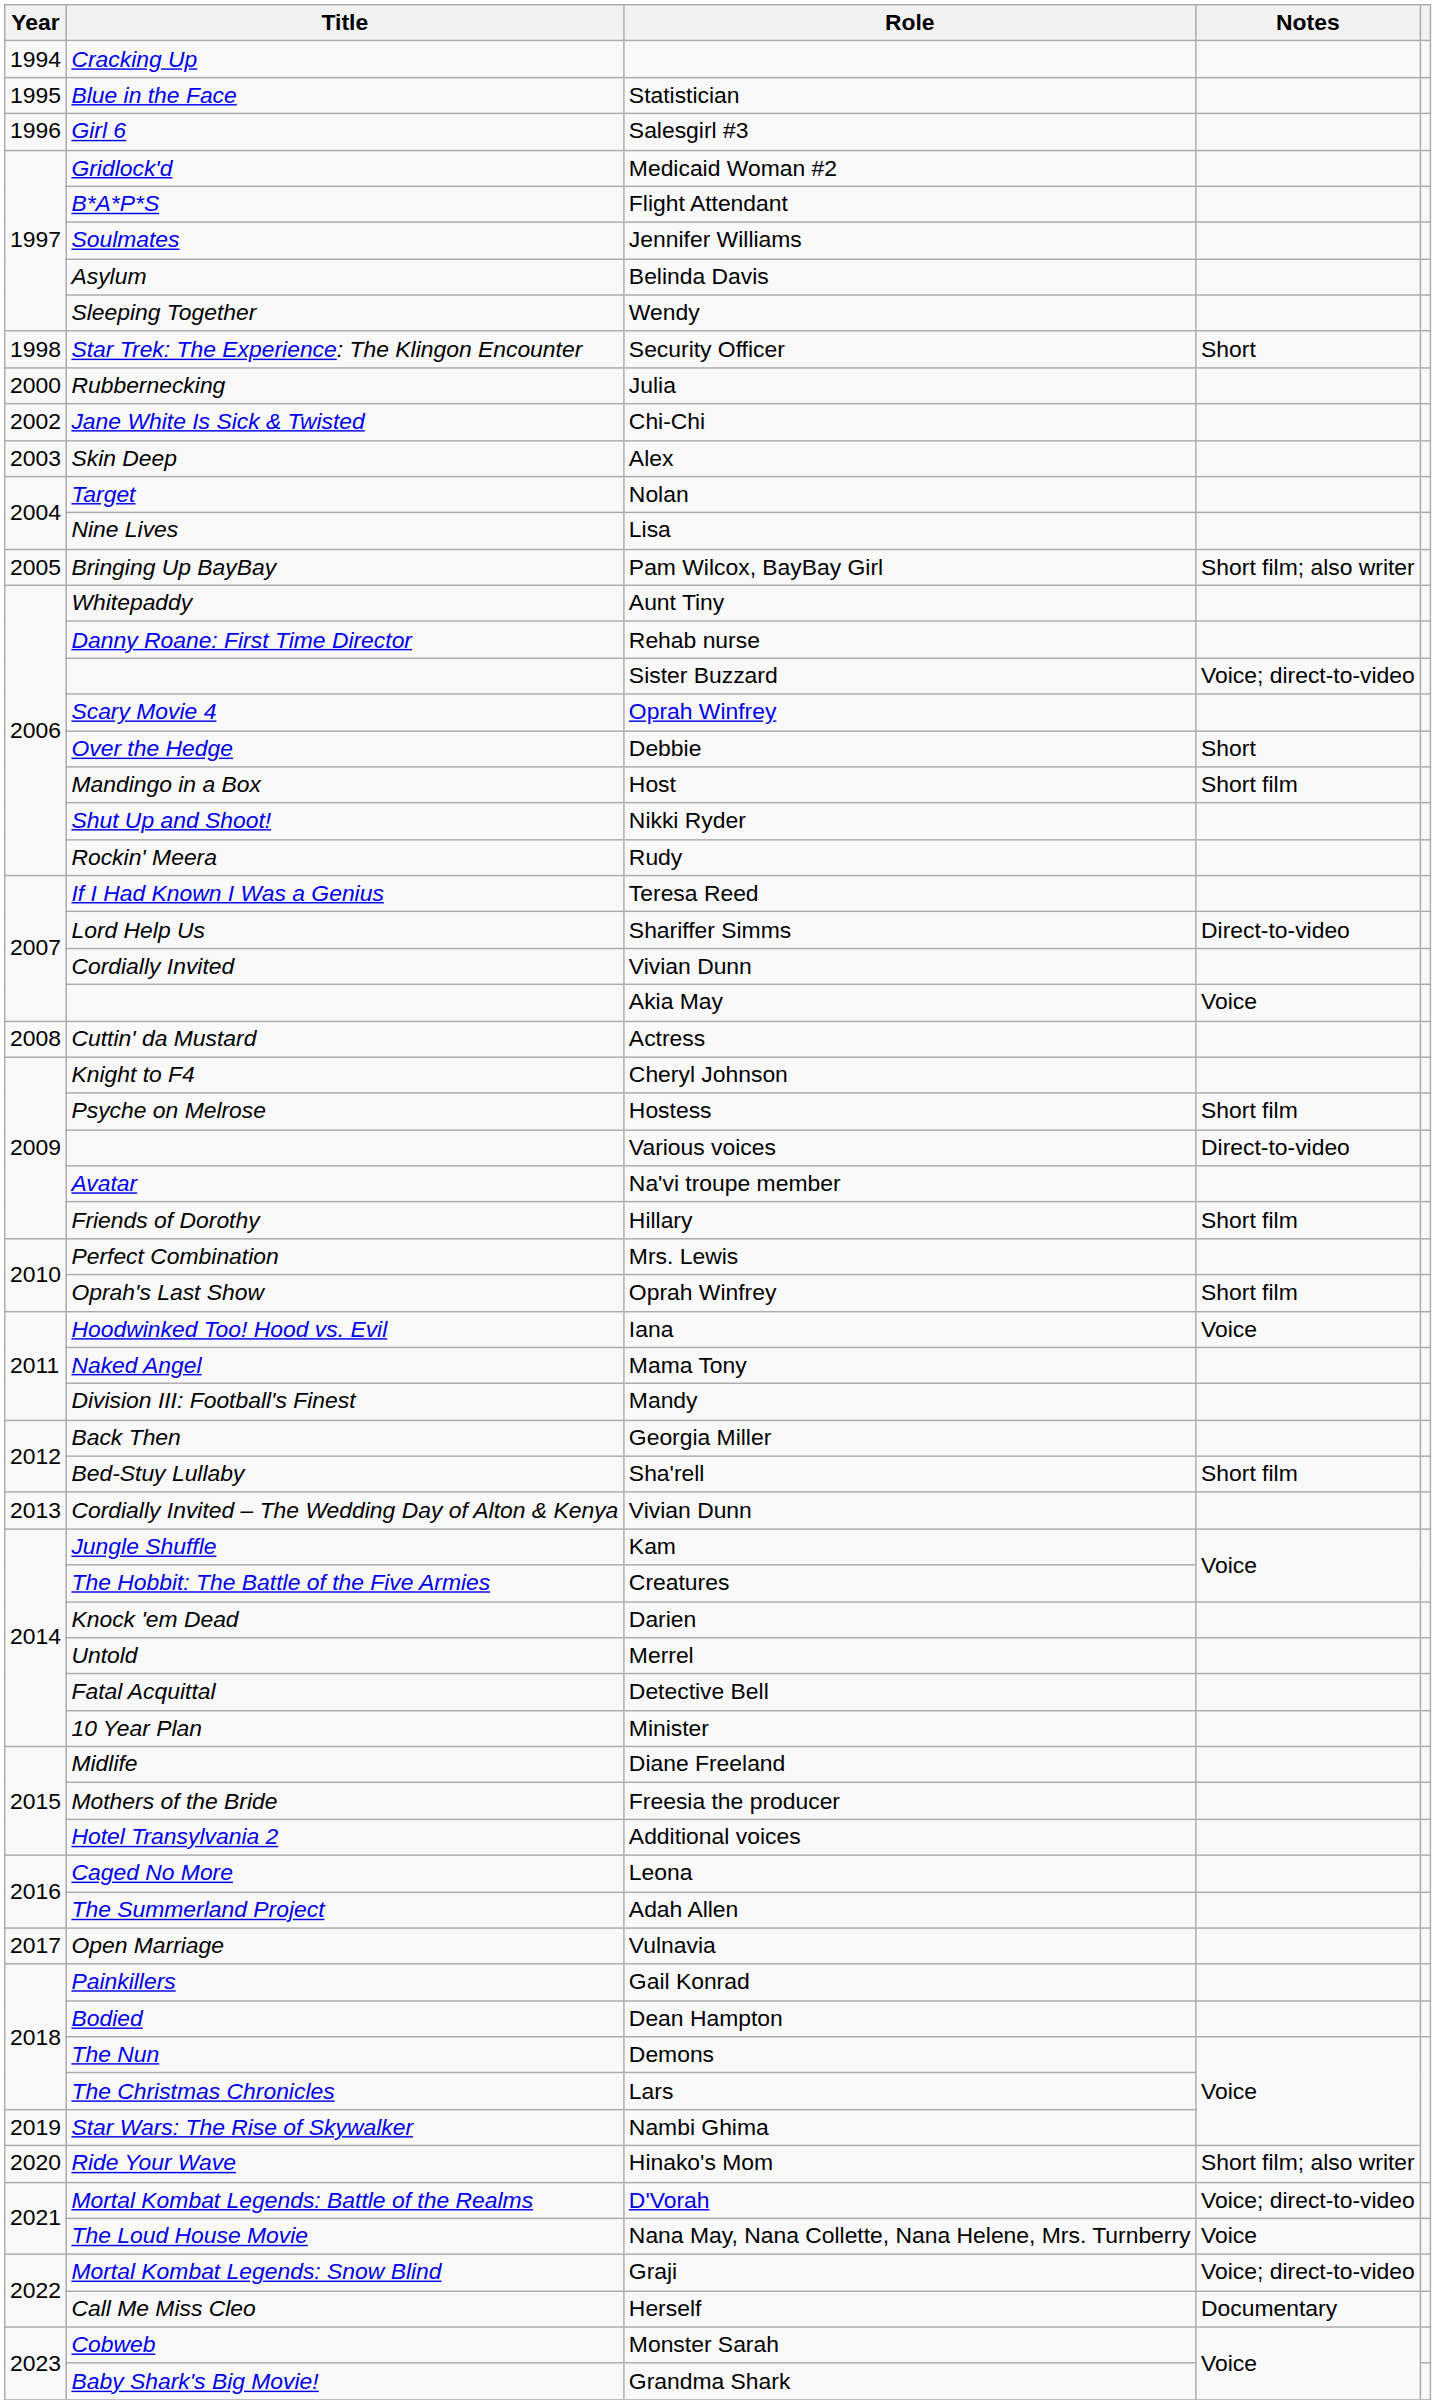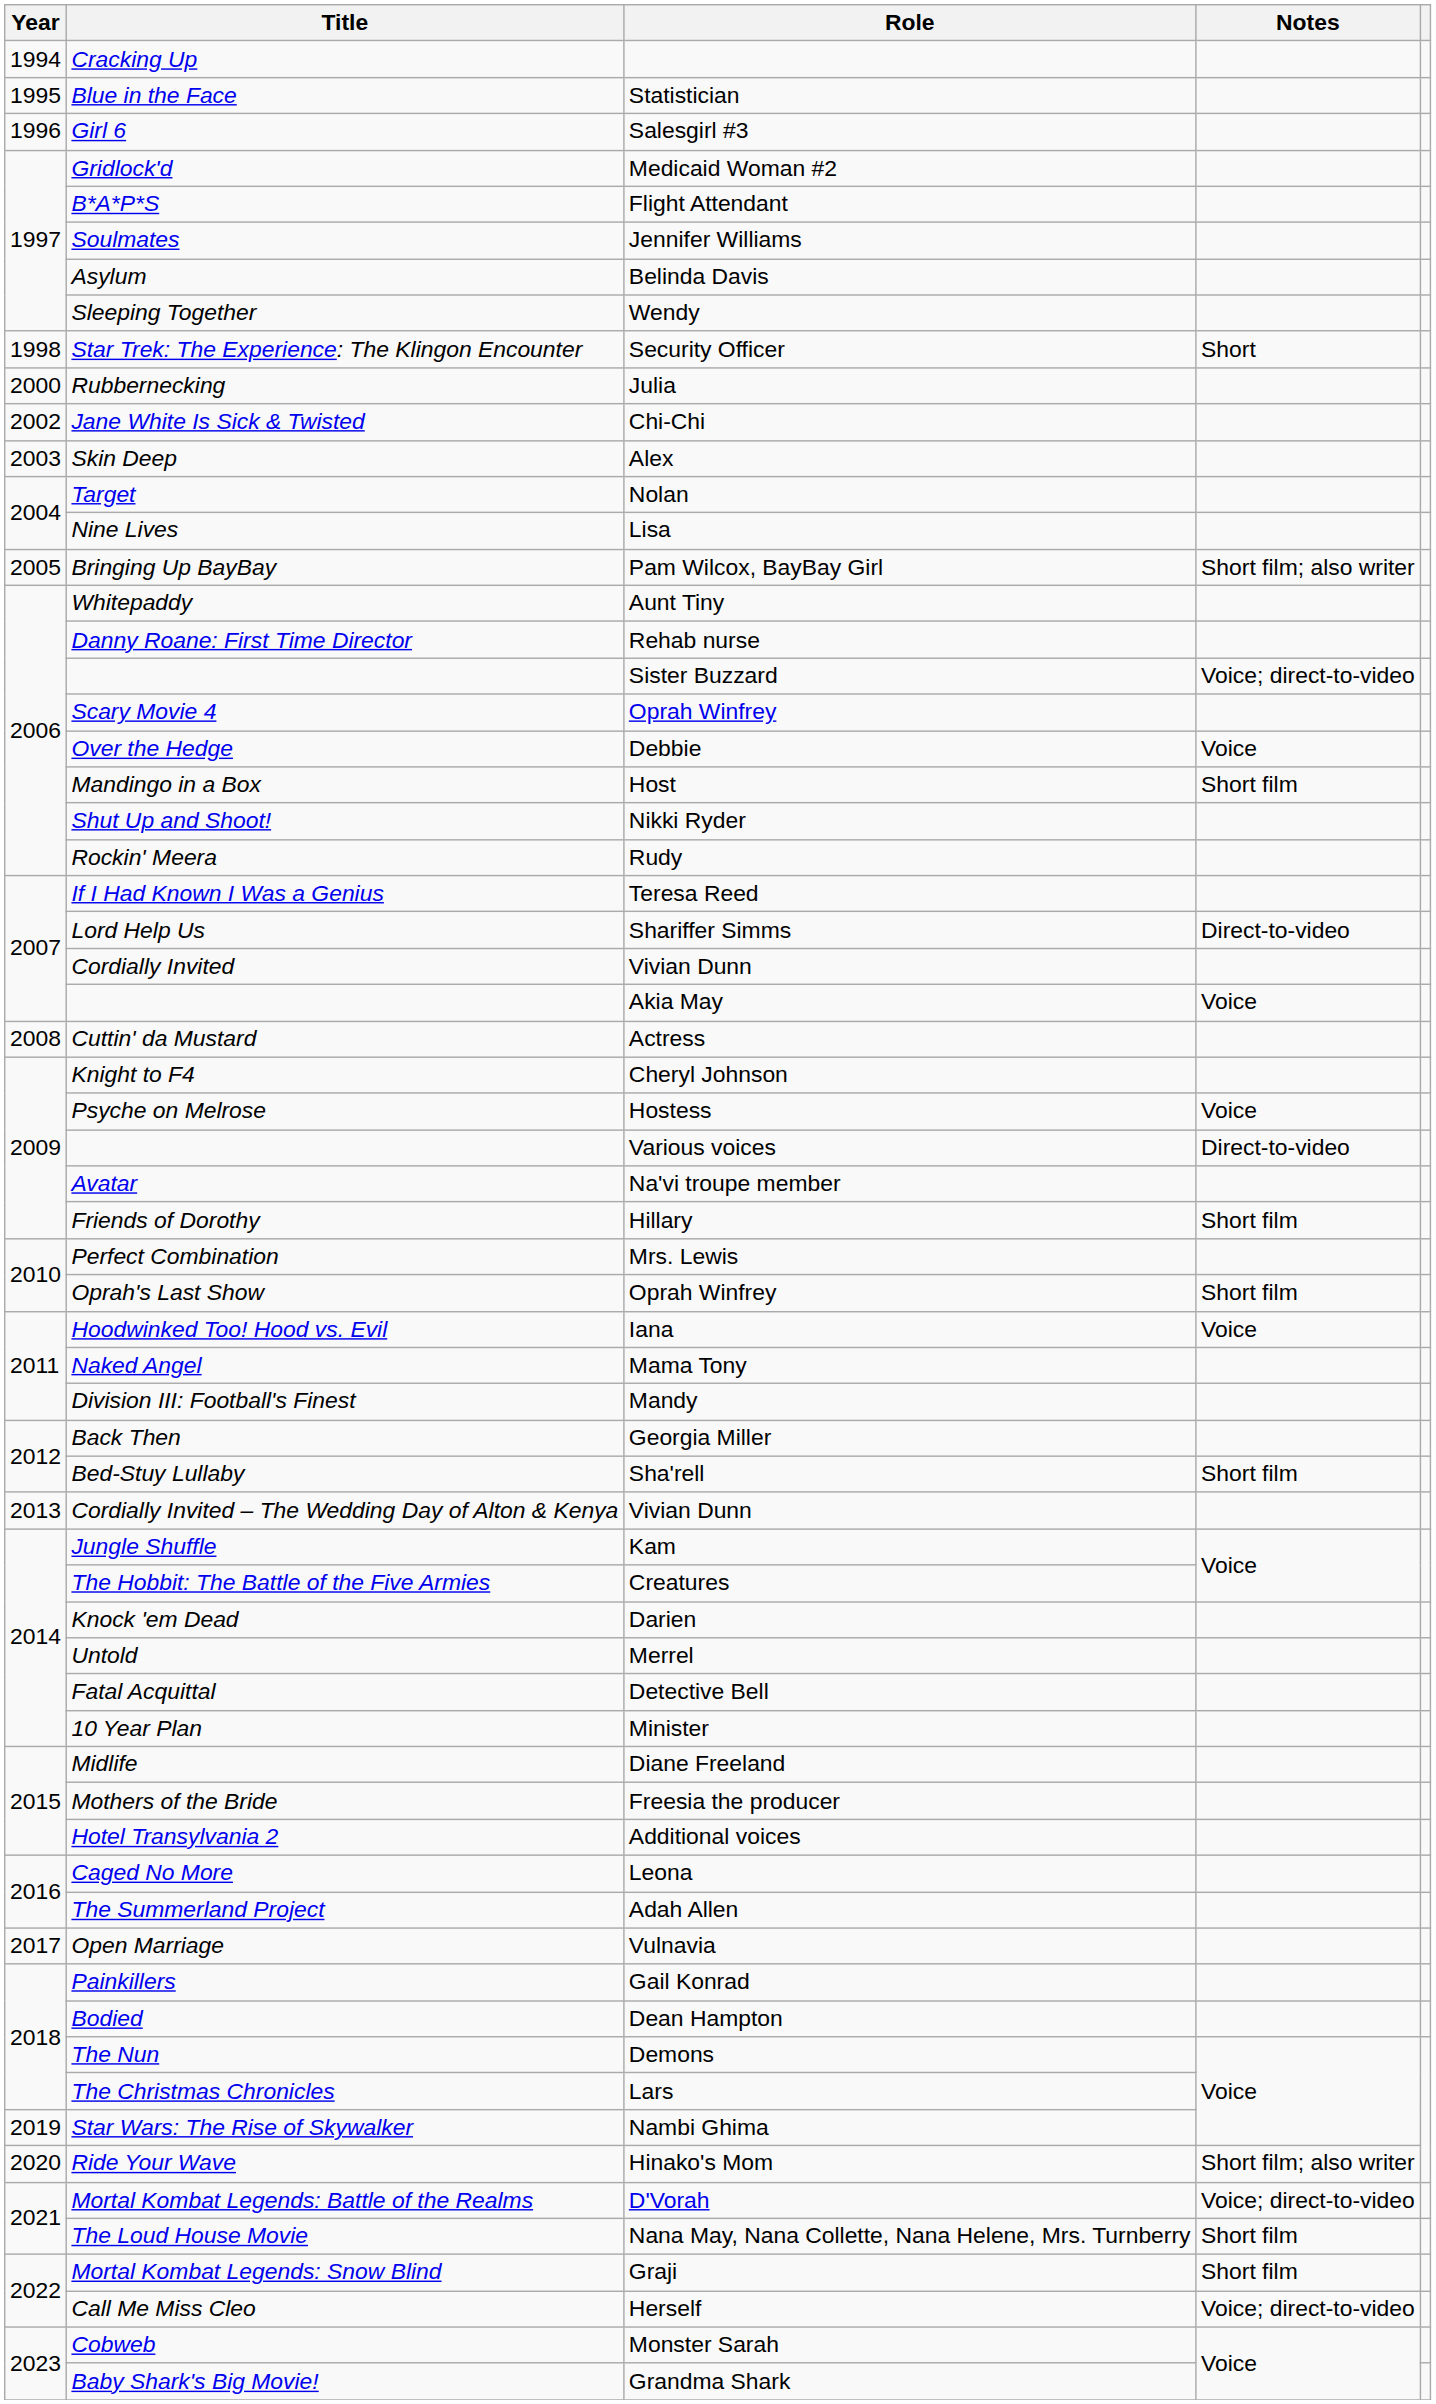(1228, 748) Short -> (1229, 748) Voice
(1249, 1111) Short film -> (1229, 1111) Voice
(1229, 2236) Voice -> (1249, 2236) Short film
(1308, 2272) Voice; direct-to-video -> (1249, 2272) Short film
(1269, 2308) Documentary -> (1308, 2308) Voice; direct-to-video
